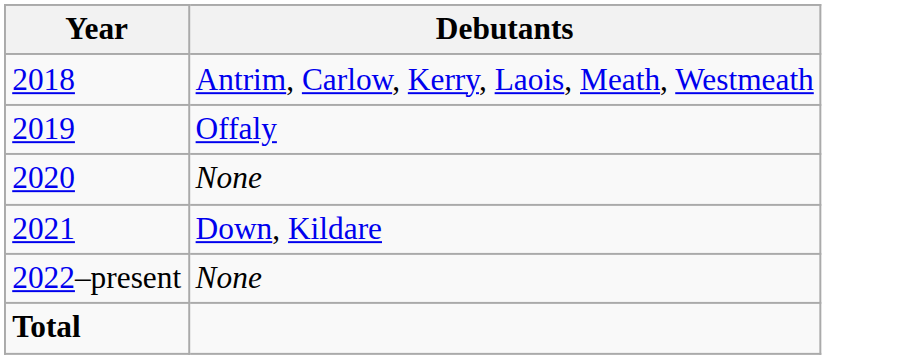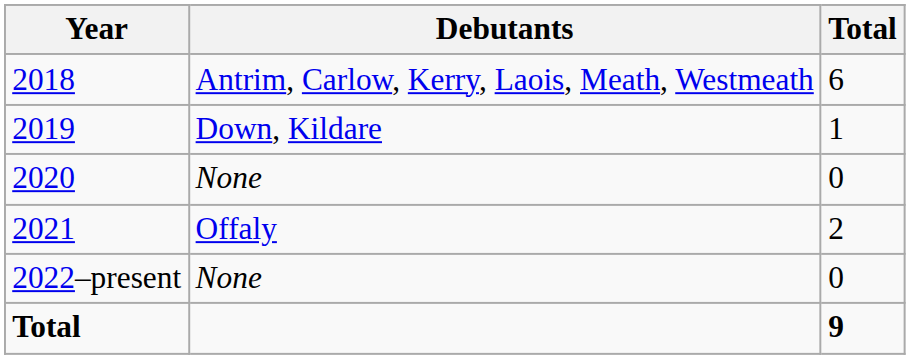+ column: (863, 29)
(236, 128) Offaly -> (289, 128) Down, Kildare
(289, 228) Down, Kildare -> (236, 228) Offaly
